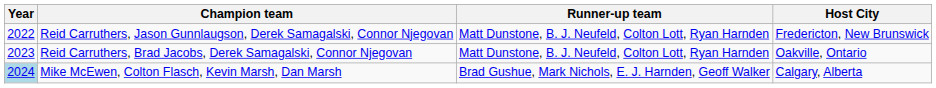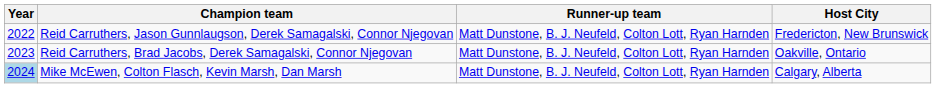(614, 72) Brad Gushue, Mark Nichols, E. J. Harnden, Geoff Walker -> (614, 72) Matt Dunstone, B. J. Neufeld, Colton Lott, Ryan Harnden
